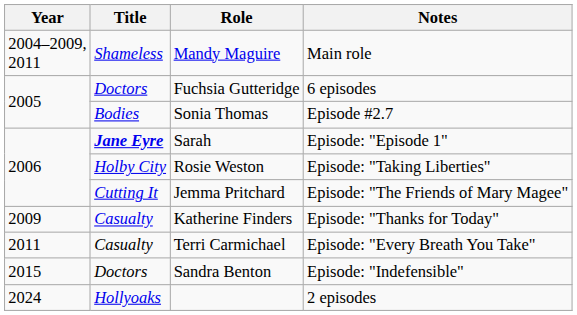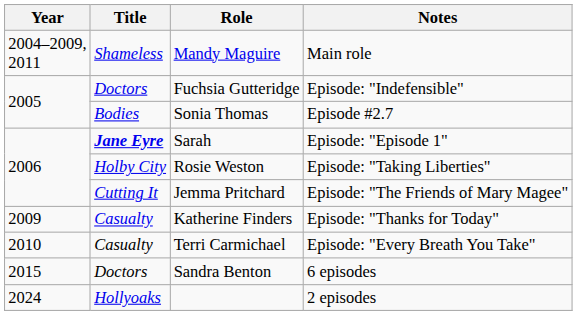(342, 88) 6 episodes -> (385, 88) Episode: "Indefensible"
(24, 245) 2011 -> (25, 245) 2010
(385, 271) Episode: "Indefensible" -> (342, 271) 6 episodes
